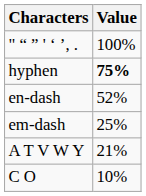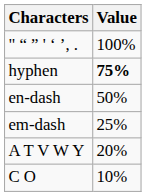(112, 97) 52% -> (112, 97) 50%
(112, 151) 21% -> (112, 151) 20%
